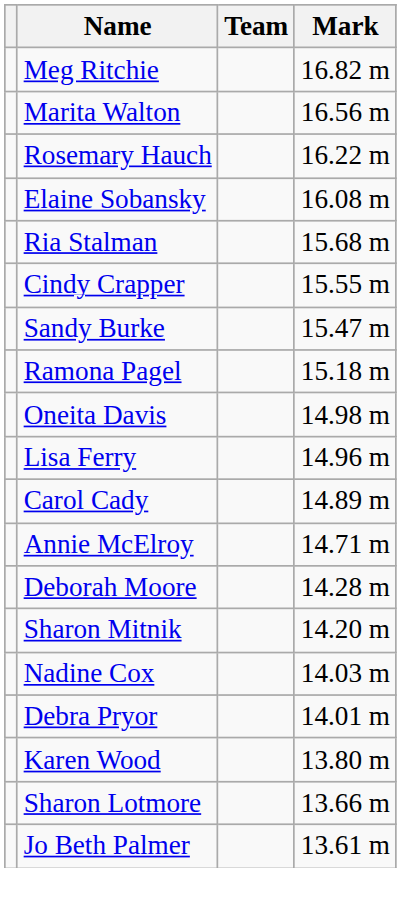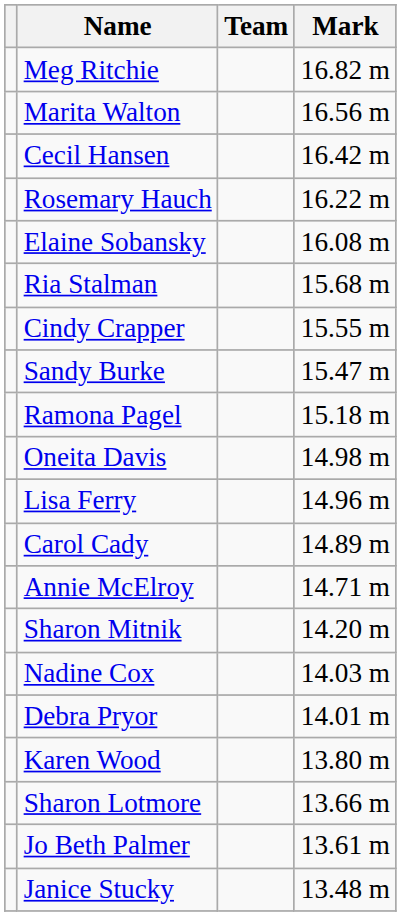+ row: (97, 155)
- row: (110, 586)
+ row: (99, 888)
